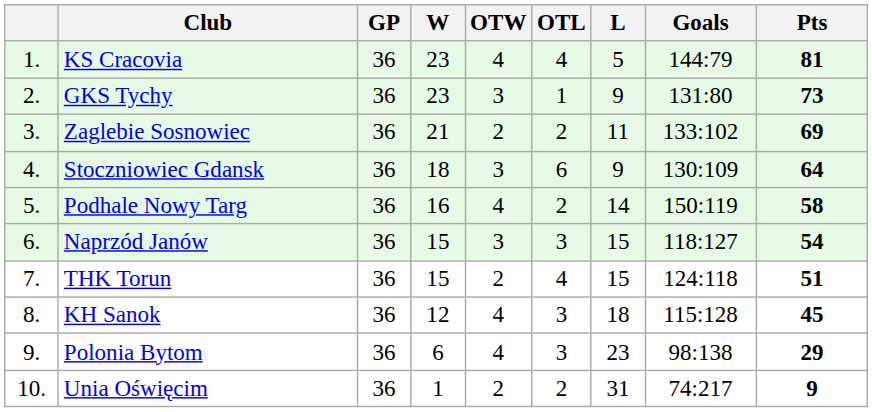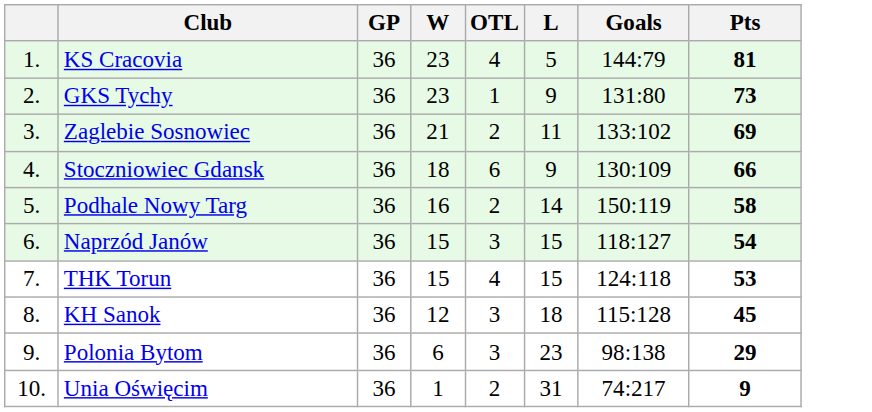- column: (498, 22)
(812, 168) 64 -> (745, 168) 66
(812, 278) 51 -> (745, 278) 53
